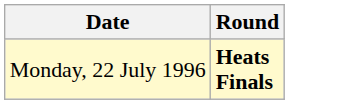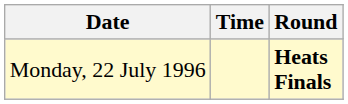+ column: (240, 21)
